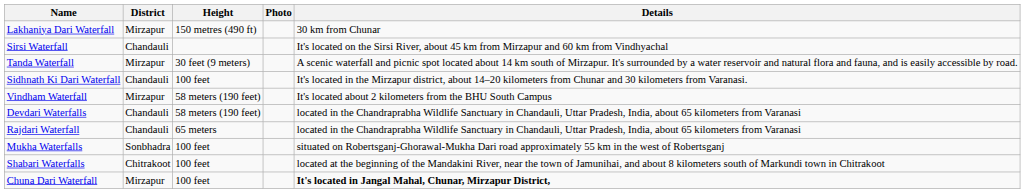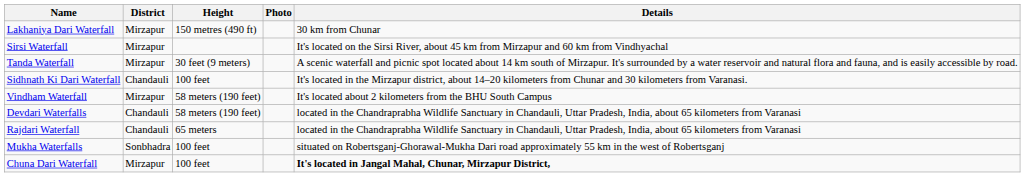(147, 46) Chandauli -> (145, 46) Mirzapur
- row: (46, 163)
